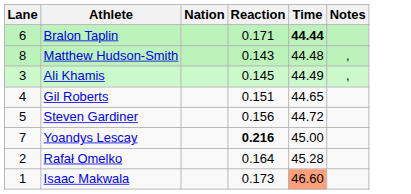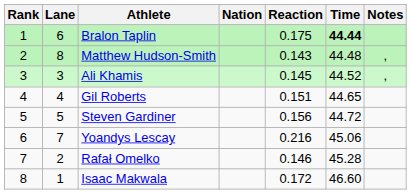+ column: (23, 14)
(258, 35) 0.171 -> (296, 35) 0.175
(308, 76) 44.49 -> (345, 76) 44.52
(258, 138) bold -> (296, 138) normal
(308, 138) 45.00 -> (345, 138) 45.06
(258, 158) 0.164 -> (296, 158) 0.146
(258, 179) 0.173 -> (296, 179) 0.172
(308, 179) lightsalmon background -> (345, 179) no background
